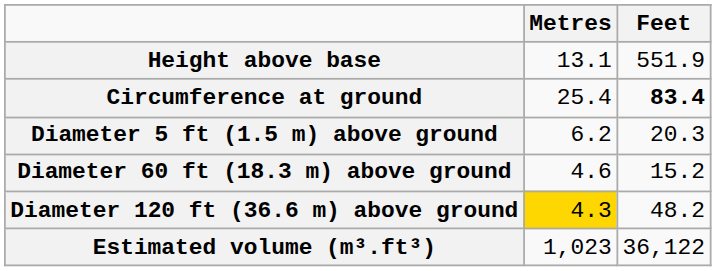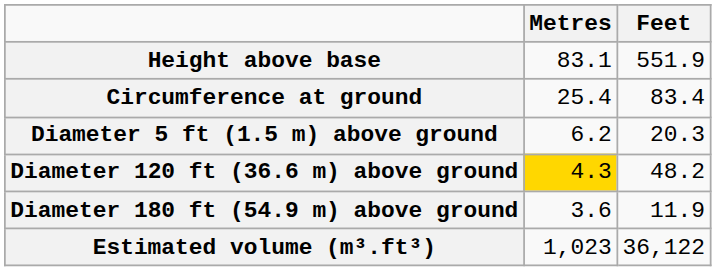(584, 61) 13.1 -> (584, 61) 83.1
(677, 98) bold -> (677, 98) normal
- row: (264, 173)
+ row: (264, 210)
